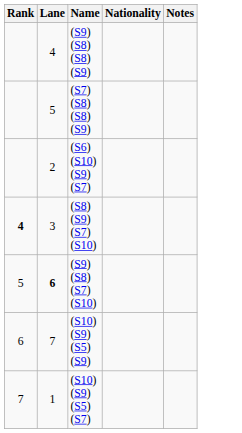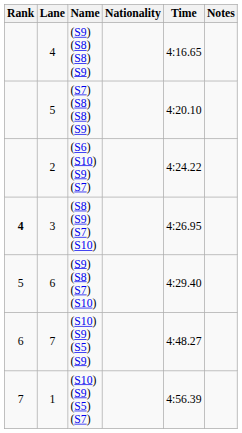+ column: (184, 13)
(52, 283) bold -> (52, 283) normal
